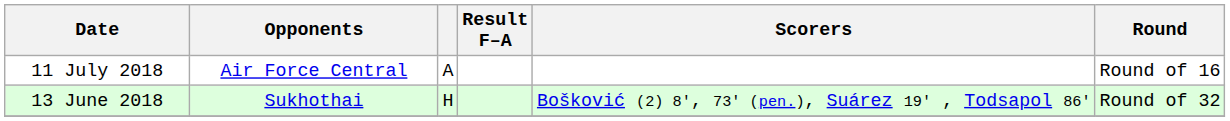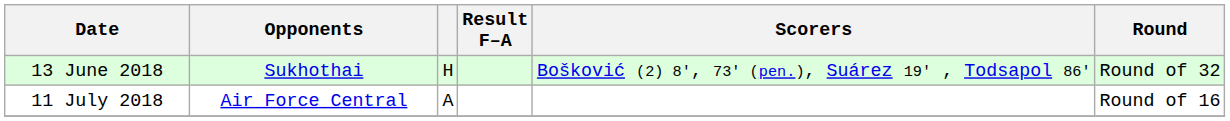rows swapped: (97, 101) <-> (97, 71)
